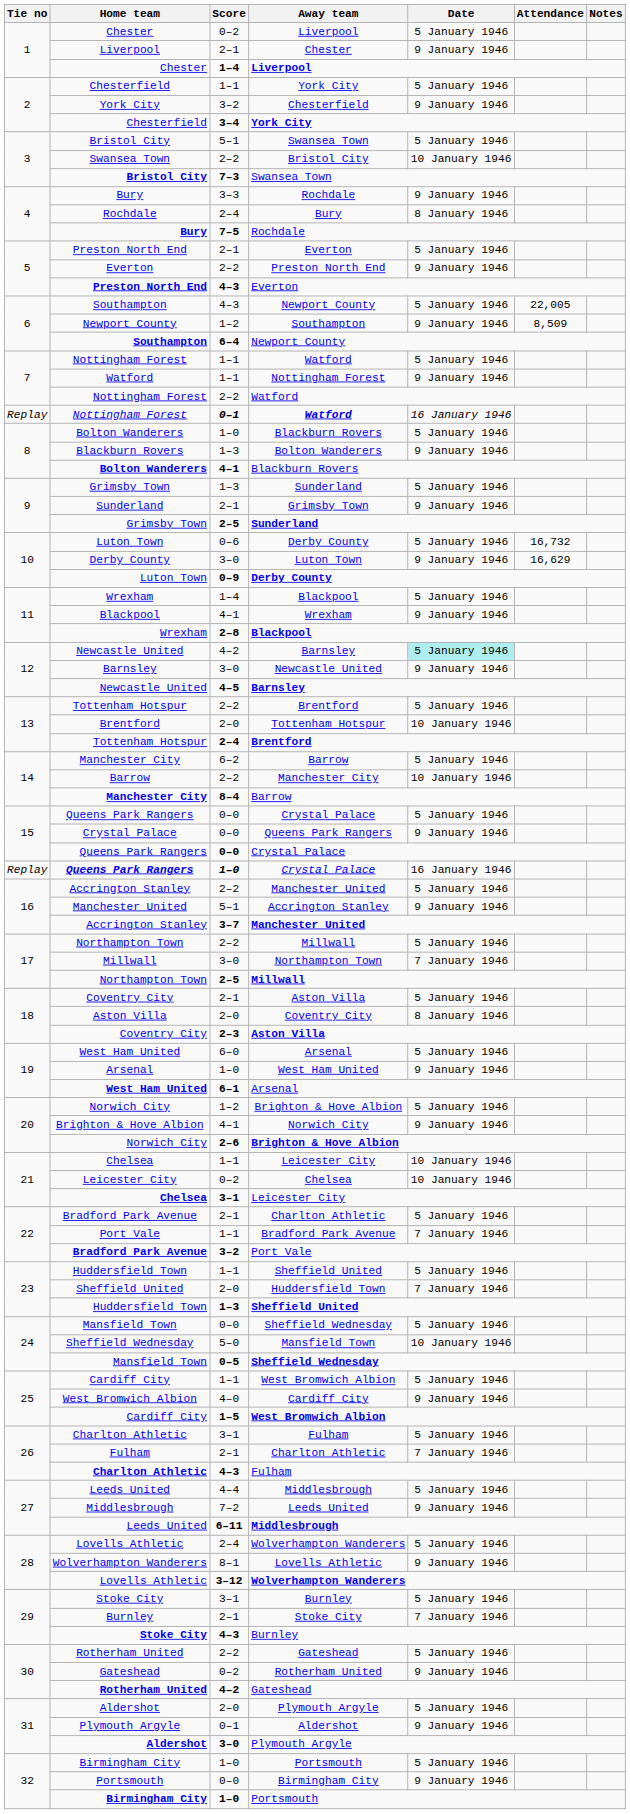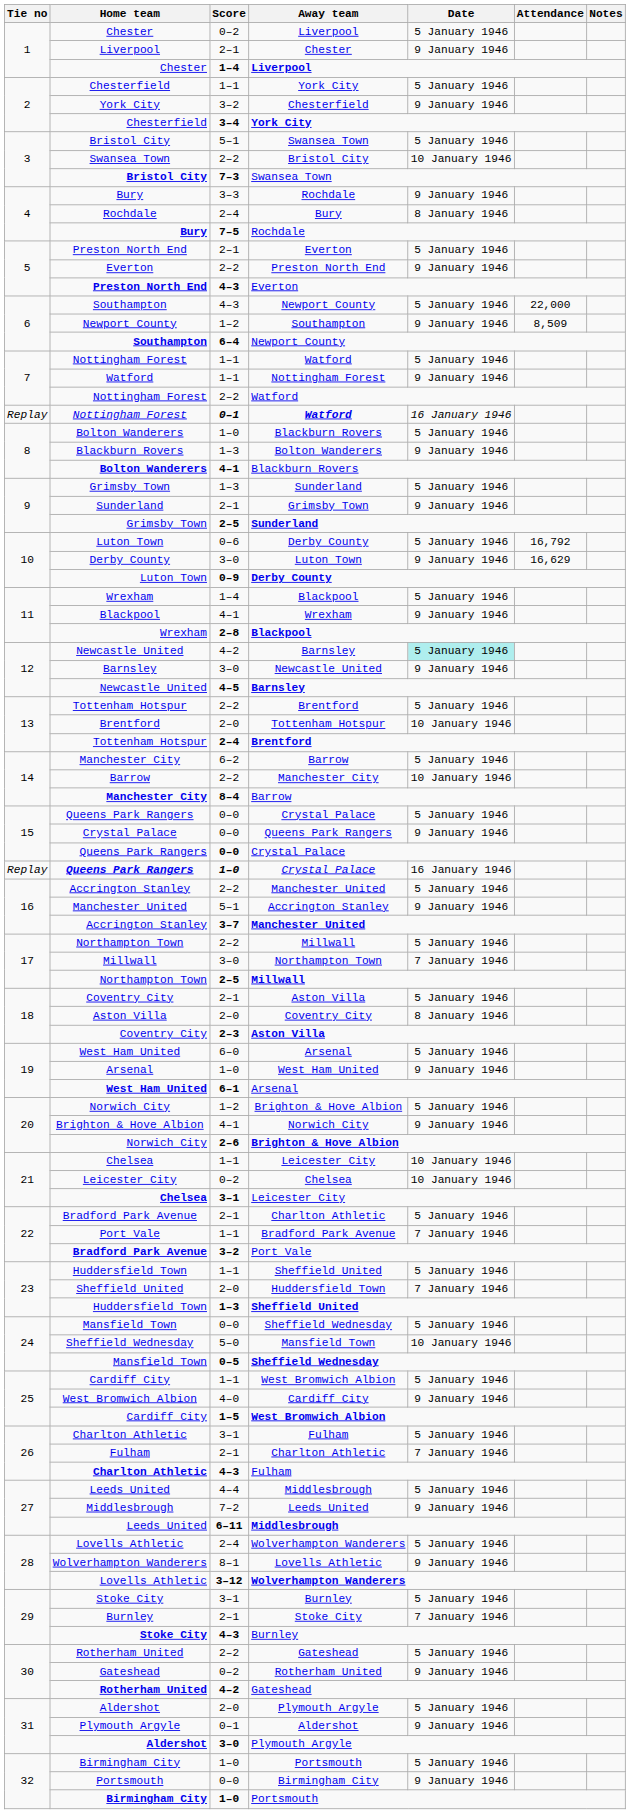(550, 305) 22,005 -> (550, 305) 22,000
(550, 542) 16,732 -> (550, 542) 16,792
